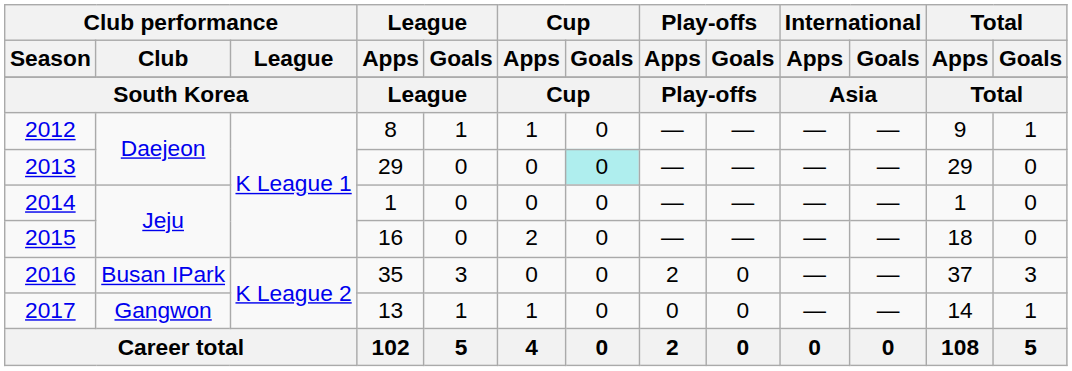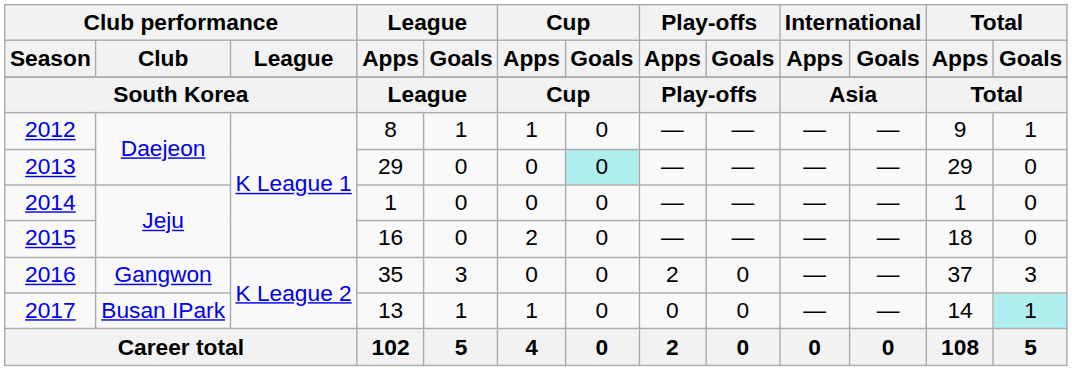(163, 274) Busan IPark -> (163, 274) Gangwon
(163, 310) Gangwon -> (163, 310) Busan IPark
(1031, 310) no background -> (1031, 310) paleturquoise background
